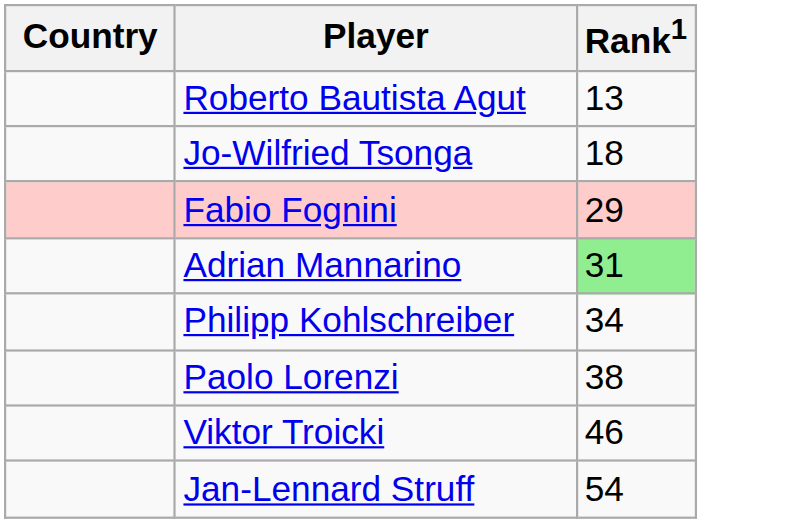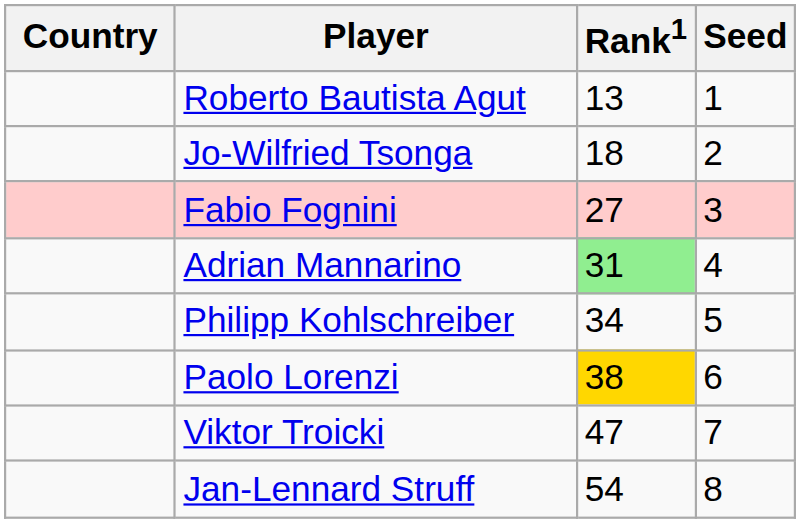+ column: (745, 37)
(604, 209) 29 -> (604, 209) 27
(604, 376) no background -> (604, 376) gold background
(604, 432) 46 -> (604, 432) 47
